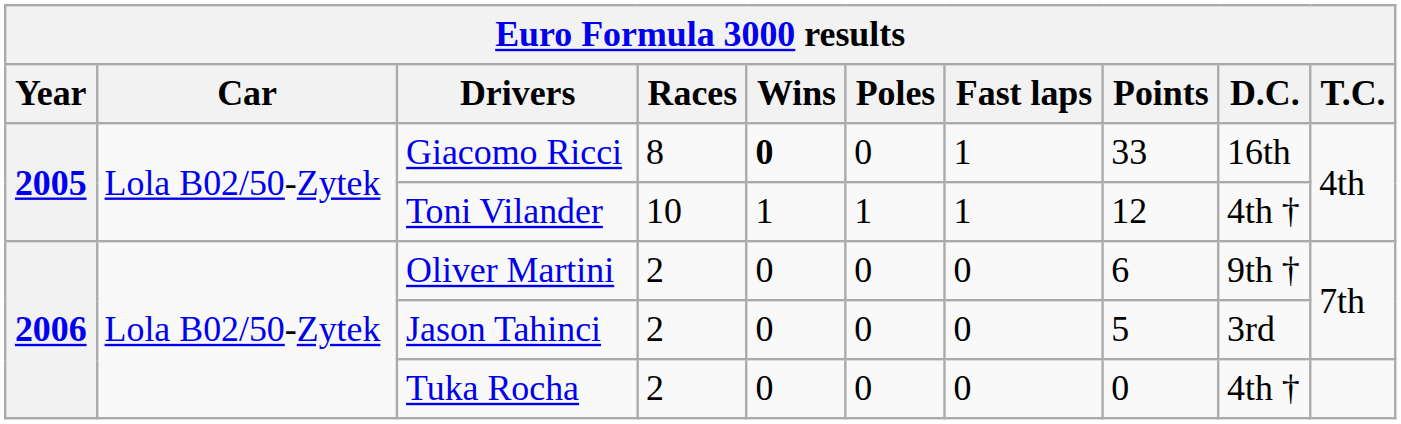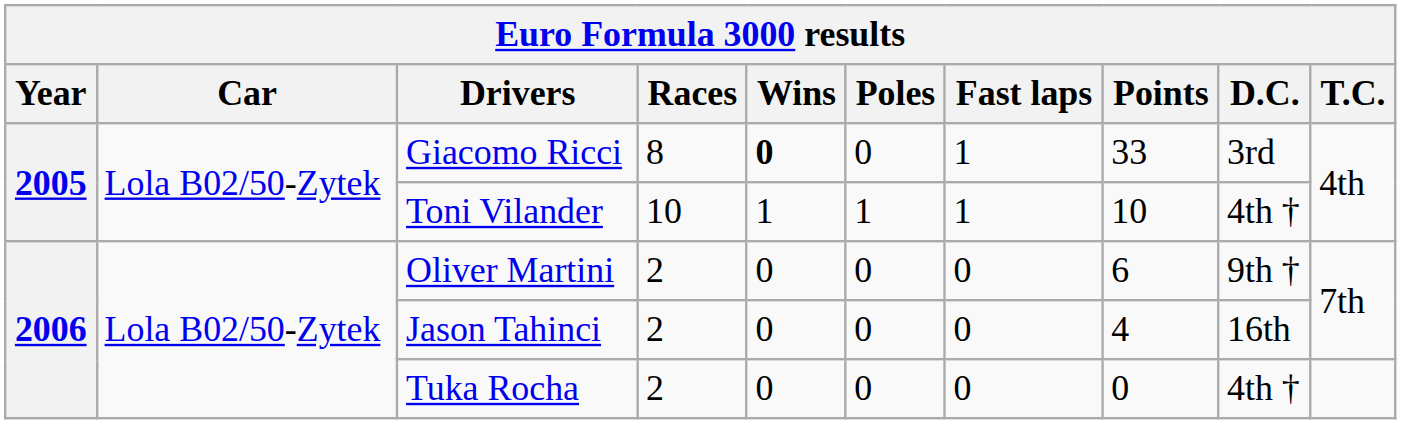(1259, 152) 16th -> (1251, 152) 3rd
(1129, 211) 12 -> (1129, 211) 10
(1120, 329) 5 -> (1120, 329) 4
(1251, 329) 3rd -> (1259, 329) 16th
